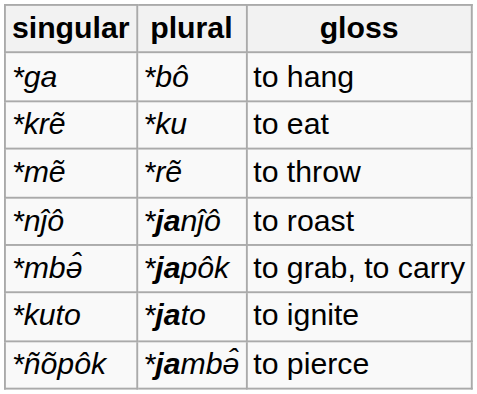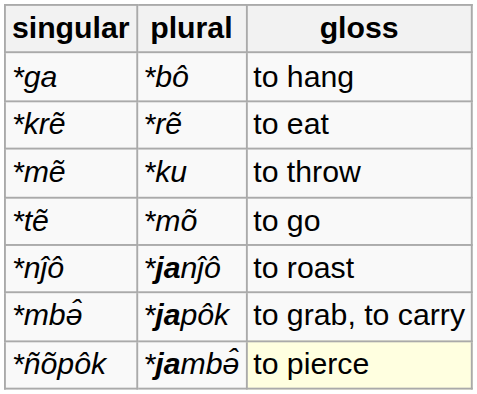(165, 124) *ku -> (163, 124) *rẽ
(163, 172) *rẽ -> (165, 172) *ku
+ row: (30, 220)
- row: (46, 316)
(311, 364) no background -> (311, 364) lightyellow background
